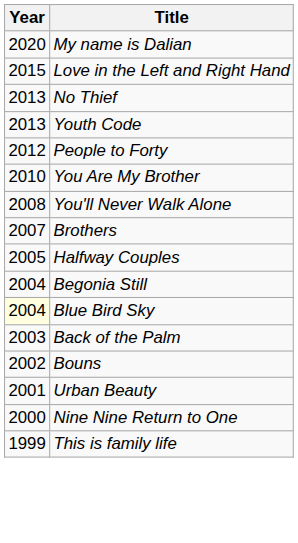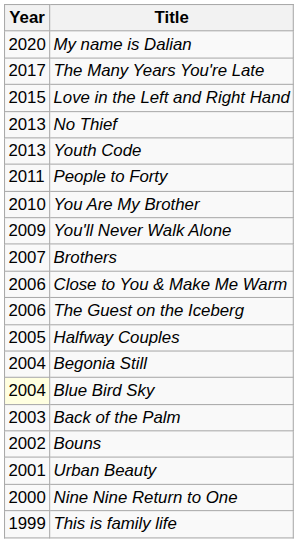+ row: (159, 71)
(27, 151) 2012 -> (26, 177) 2011
(27, 204) 2008 -> (27, 230) 2009
+ row: (170, 284)
+ row: (149, 310)
